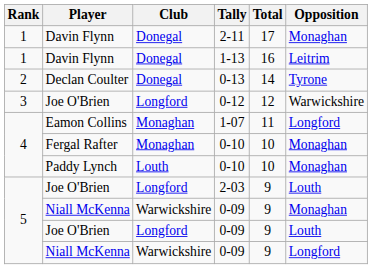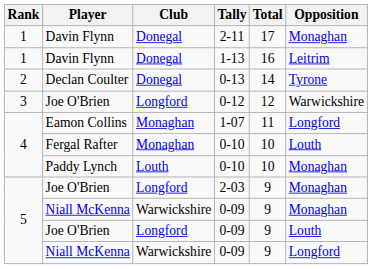(318, 144) Monaghan -> (305, 144) Louth
(305, 187) Louth -> (318, 187) Monaghan
